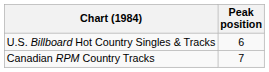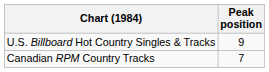(241, 42) 6 -> (241, 42) 9
